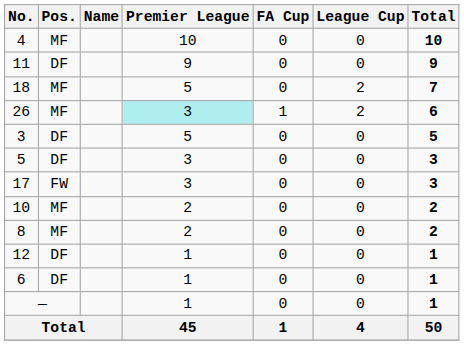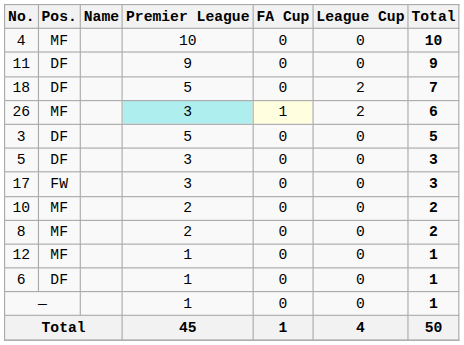(59, 88) MF -> (59, 88) DF
(283, 112) no background -> (283, 112) lightyellow background
(59, 256) DF -> (59, 256) MF
